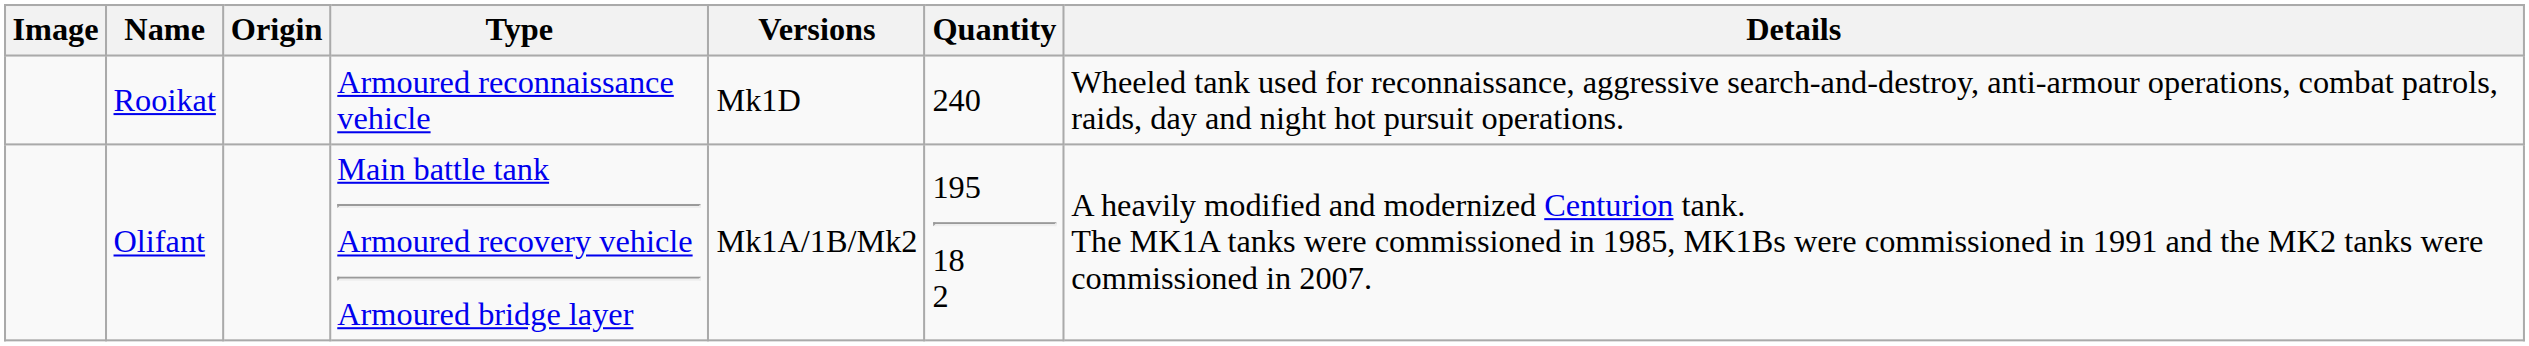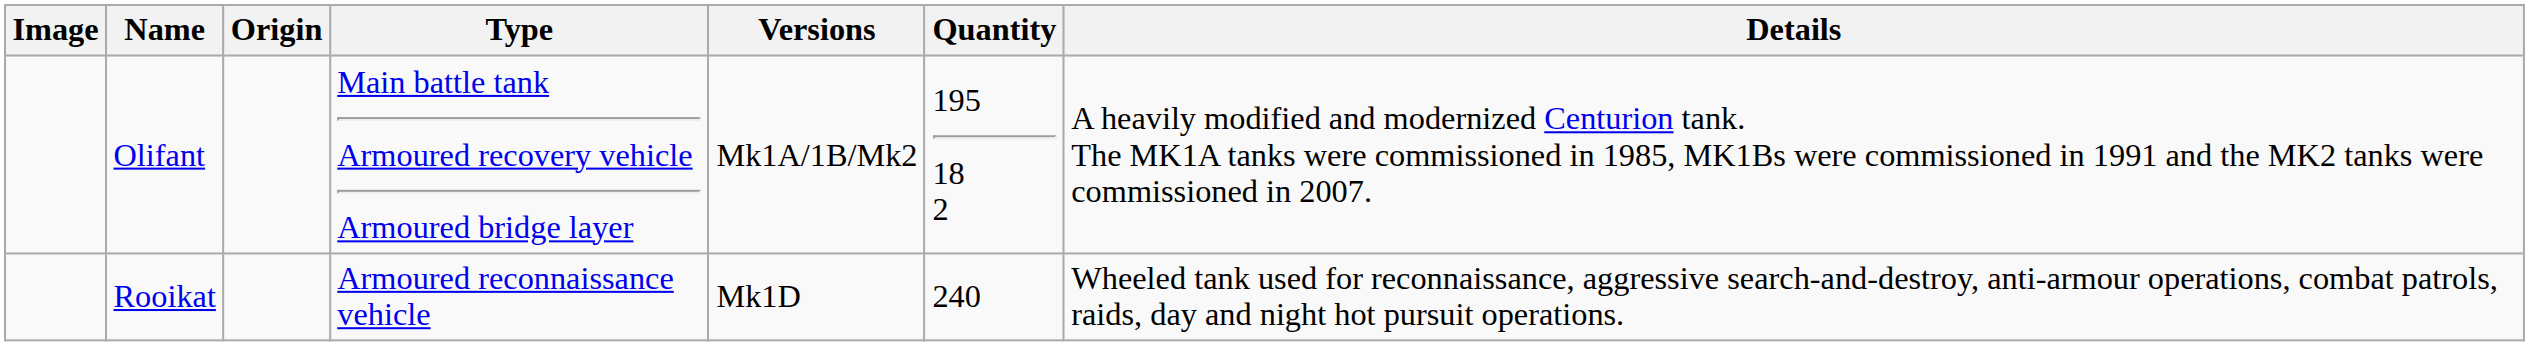rows swapped: (159, 241) <-> (165, 99)
